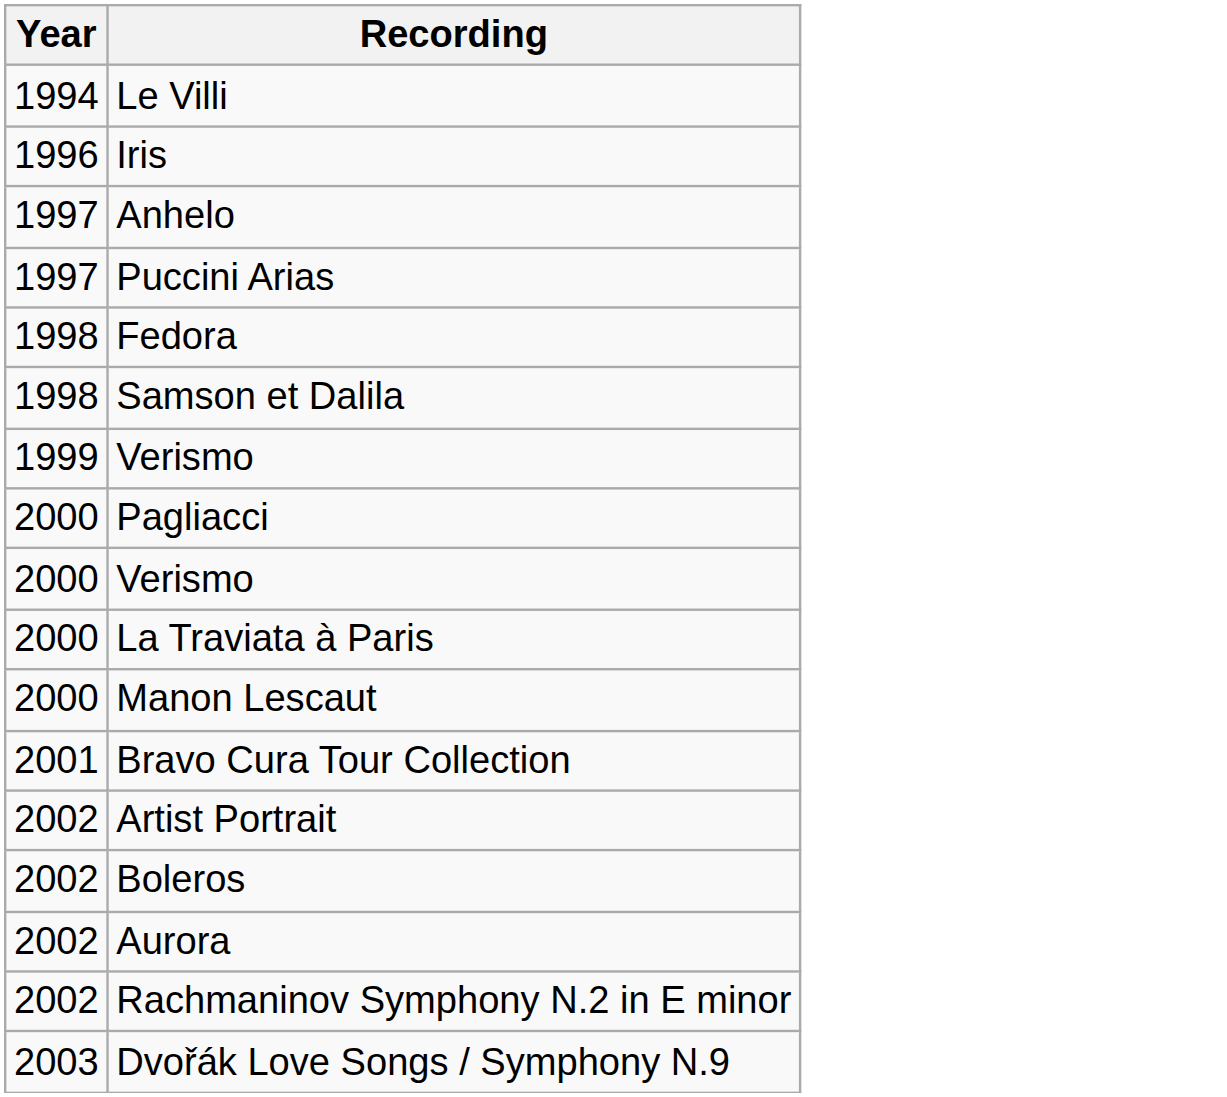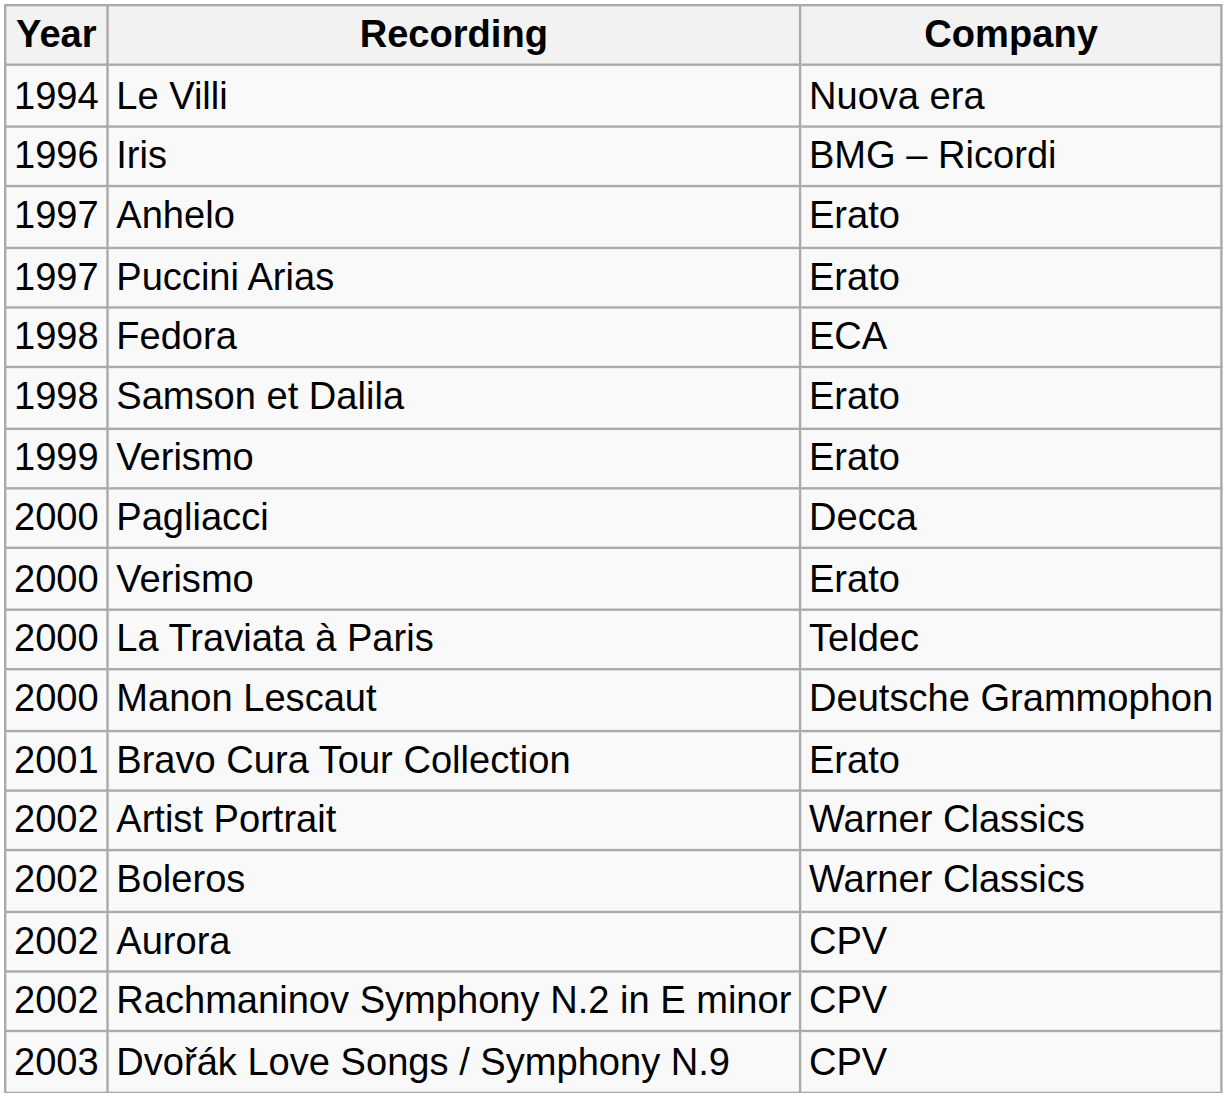+ column: (1011, 34)
